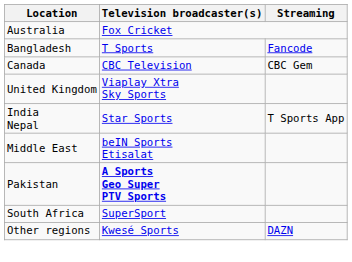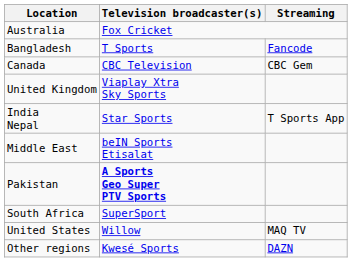+ row: (49, 231)
